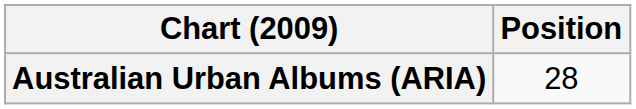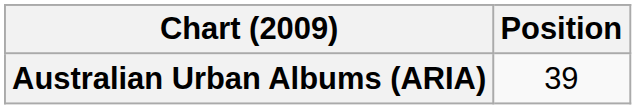(561, 77) 28 -> (561, 77) 39
